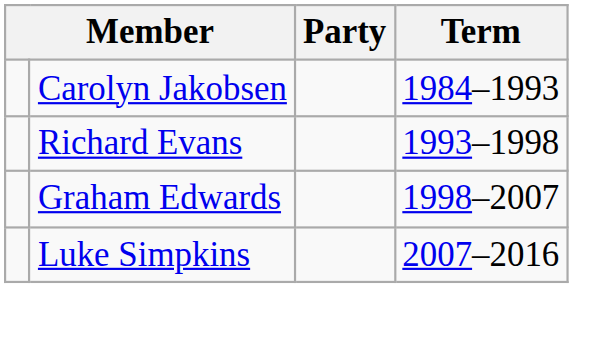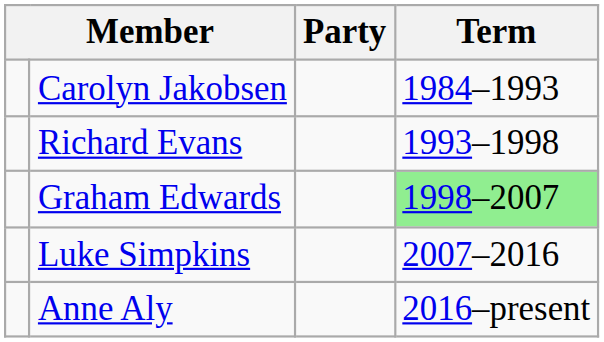(481, 198) no background -> (481, 198) lightgreen background
+ row: (105, 308)
